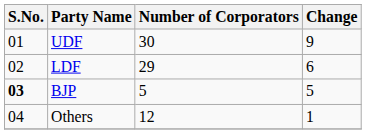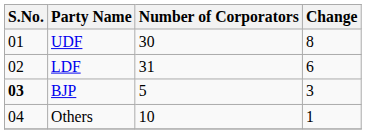(310, 41) 9 -> (310, 41) 8
(147, 66) 29 -> (147, 66) 31
(310, 91) 5 -> (310, 91) 3
(147, 116) 12 -> (147, 116) 10
